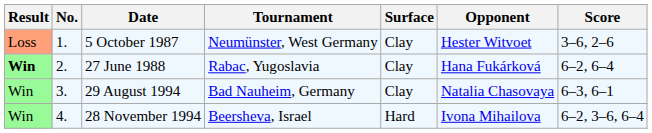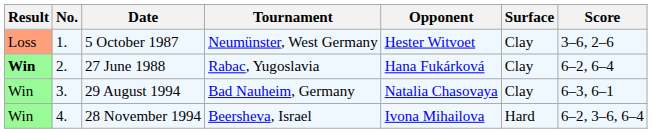columns swapped: (409, 17) <-> (497, 17)
